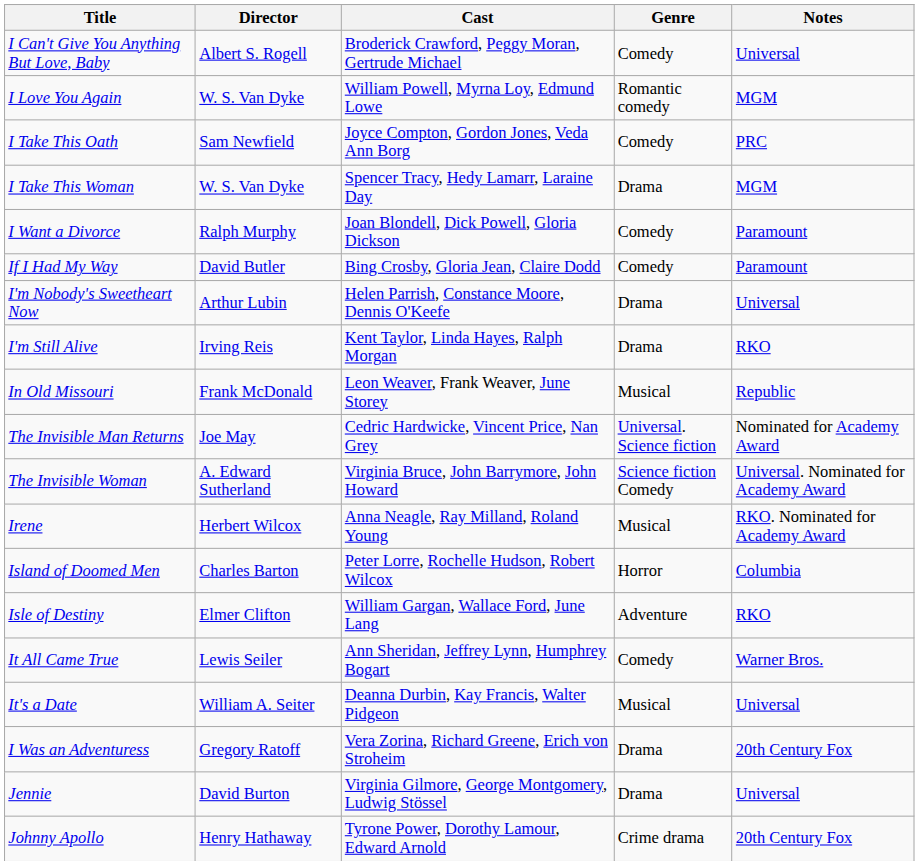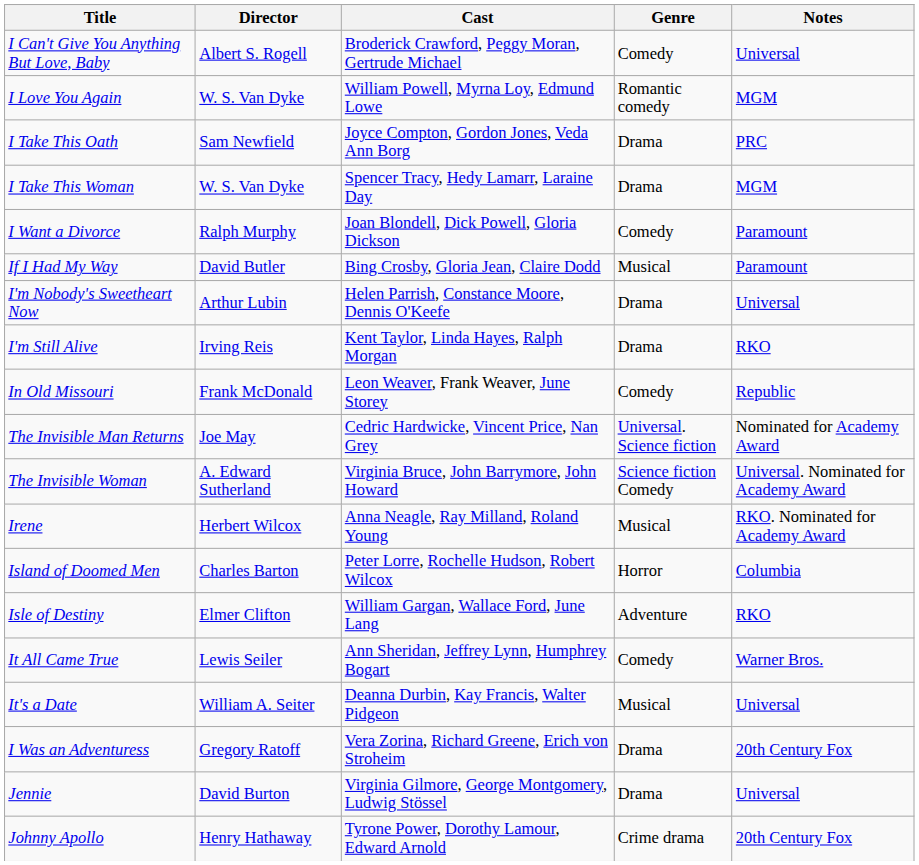(646, 142) Comedy -> (640, 142) Drama
(646, 267) Comedy -> (644, 267) Musical
(644, 391) Musical -> (646, 391) Comedy
